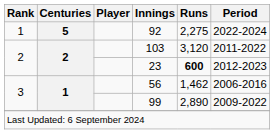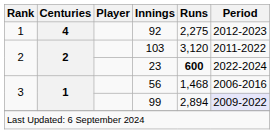(65, 31) 5 -> (65, 31) 4
(240, 31) 2022-2024 -> (240, 31) 2012-2023
(240, 66) 2012-2023 -> (240, 66) 2022-2024
(194, 84) 1,462 -> (194, 84) 1,468
(194, 102) 2,890 -> (194, 102) 2,894
(240, 102) no background -> (240, 102) lavender background
